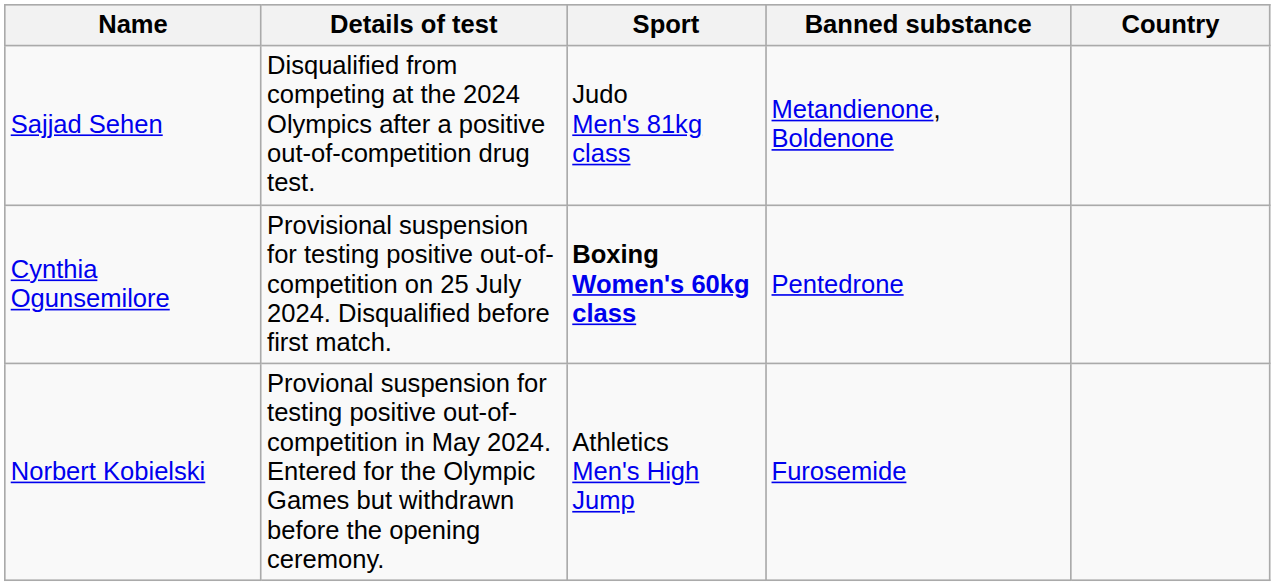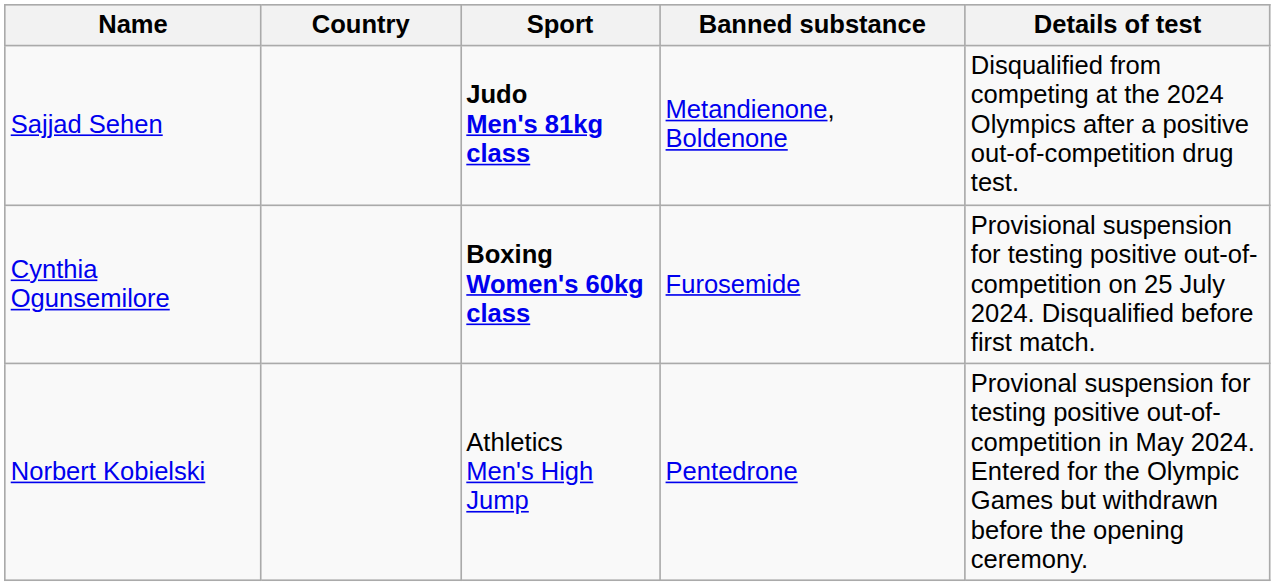columns swapped: (1170, 24) <-> (414, 24)
(637, 124) normal -> (535, 124) bold
(838, 283) Pentedrone -> (733, 283) Furosemide
(839, 470) Furosemide -> (732, 470) Pentedrone
